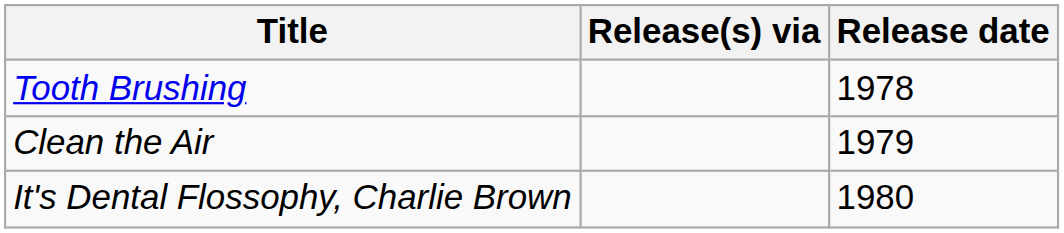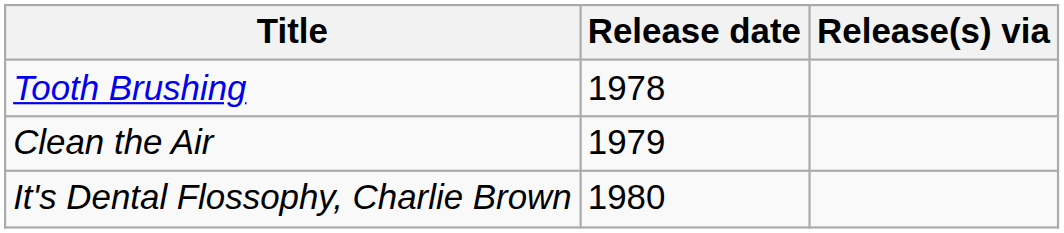columns swapped: (943, 32) <-> (704, 32)
